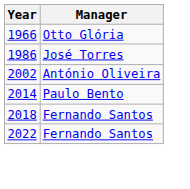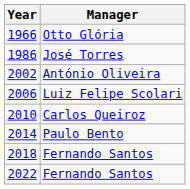+ row: (22, 94)
+ row: (22, 114)
